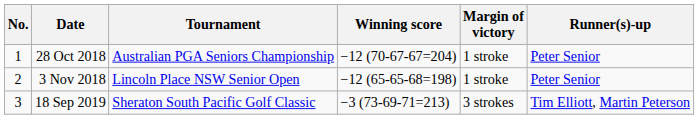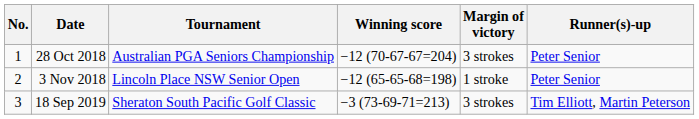(486, 56) 1 stroke -> (488, 56) 3 strokes
